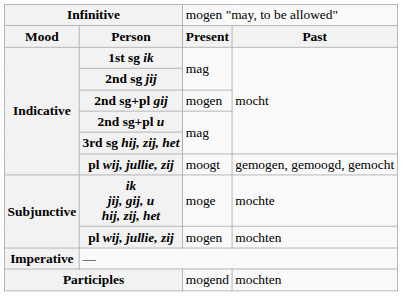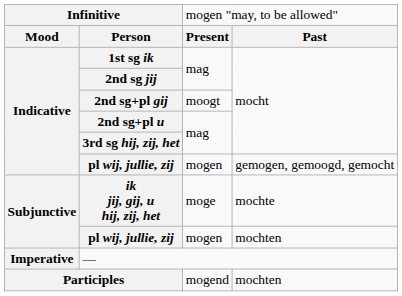(204, 100) mogen -> (203, 100) moogt
(203, 164) moogt -> (204, 164) mogen
